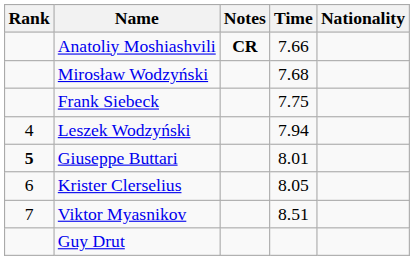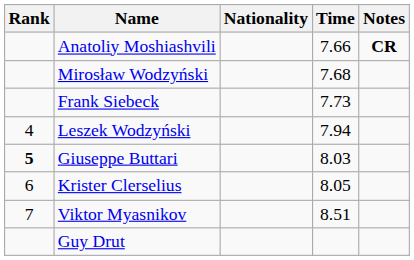columns swapped: (363, 18) <-> (245, 18)
(293, 102) 7.75 -> (335, 102) 7.73
(293, 158) 8.01 -> (335, 158) 8.03
